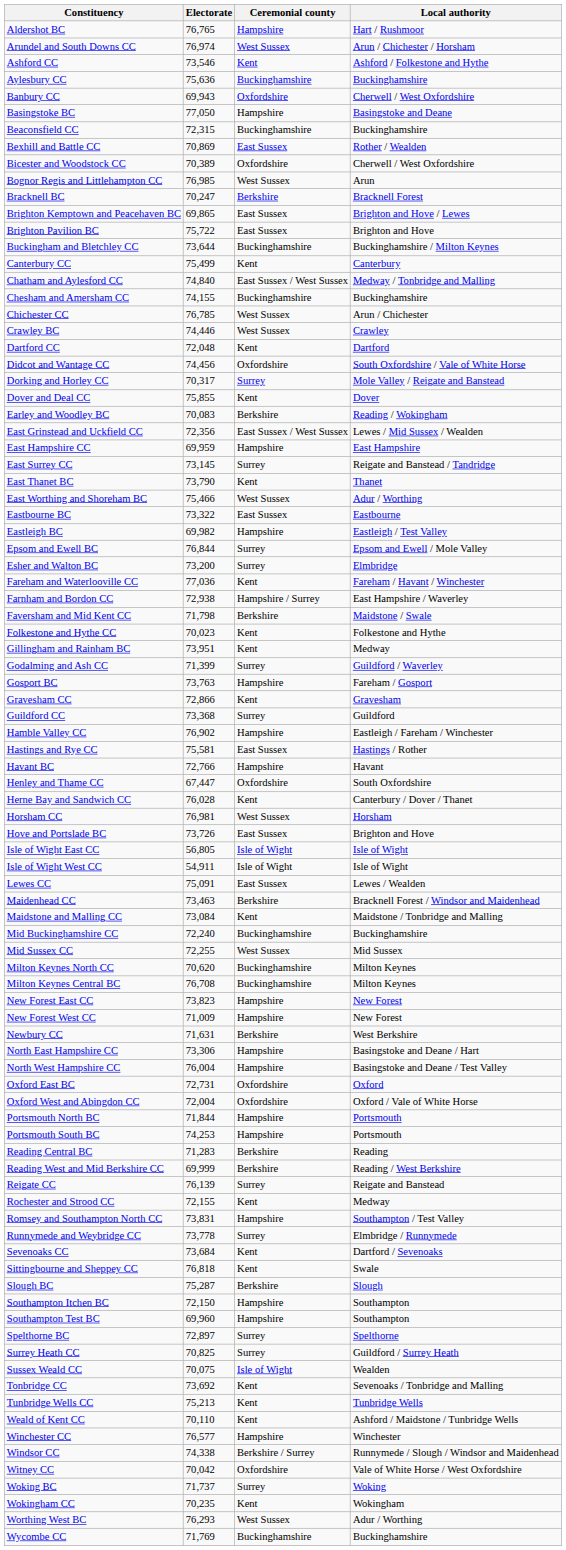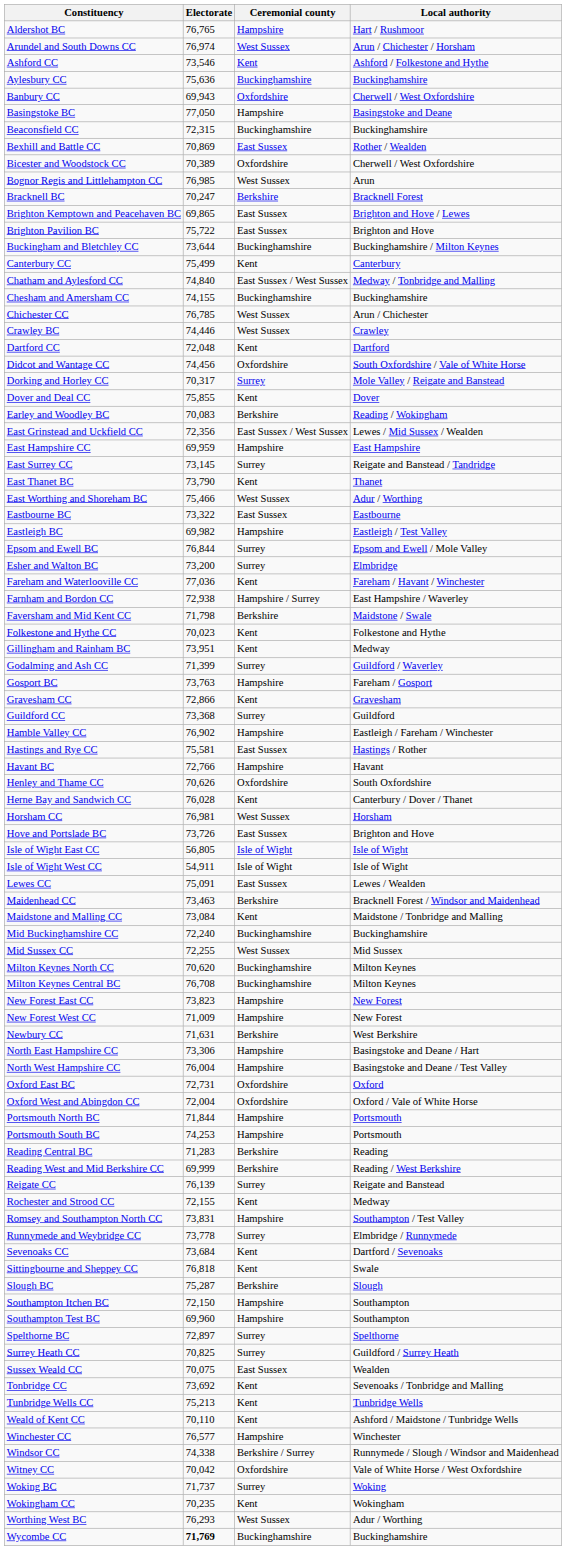(200, 783) 67,447 -> (200, 783) 70,626
(265, 1369) Isle of Wight -> (262, 1369) East Sussex
(200, 1536) normal -> (200, 1536) bold
